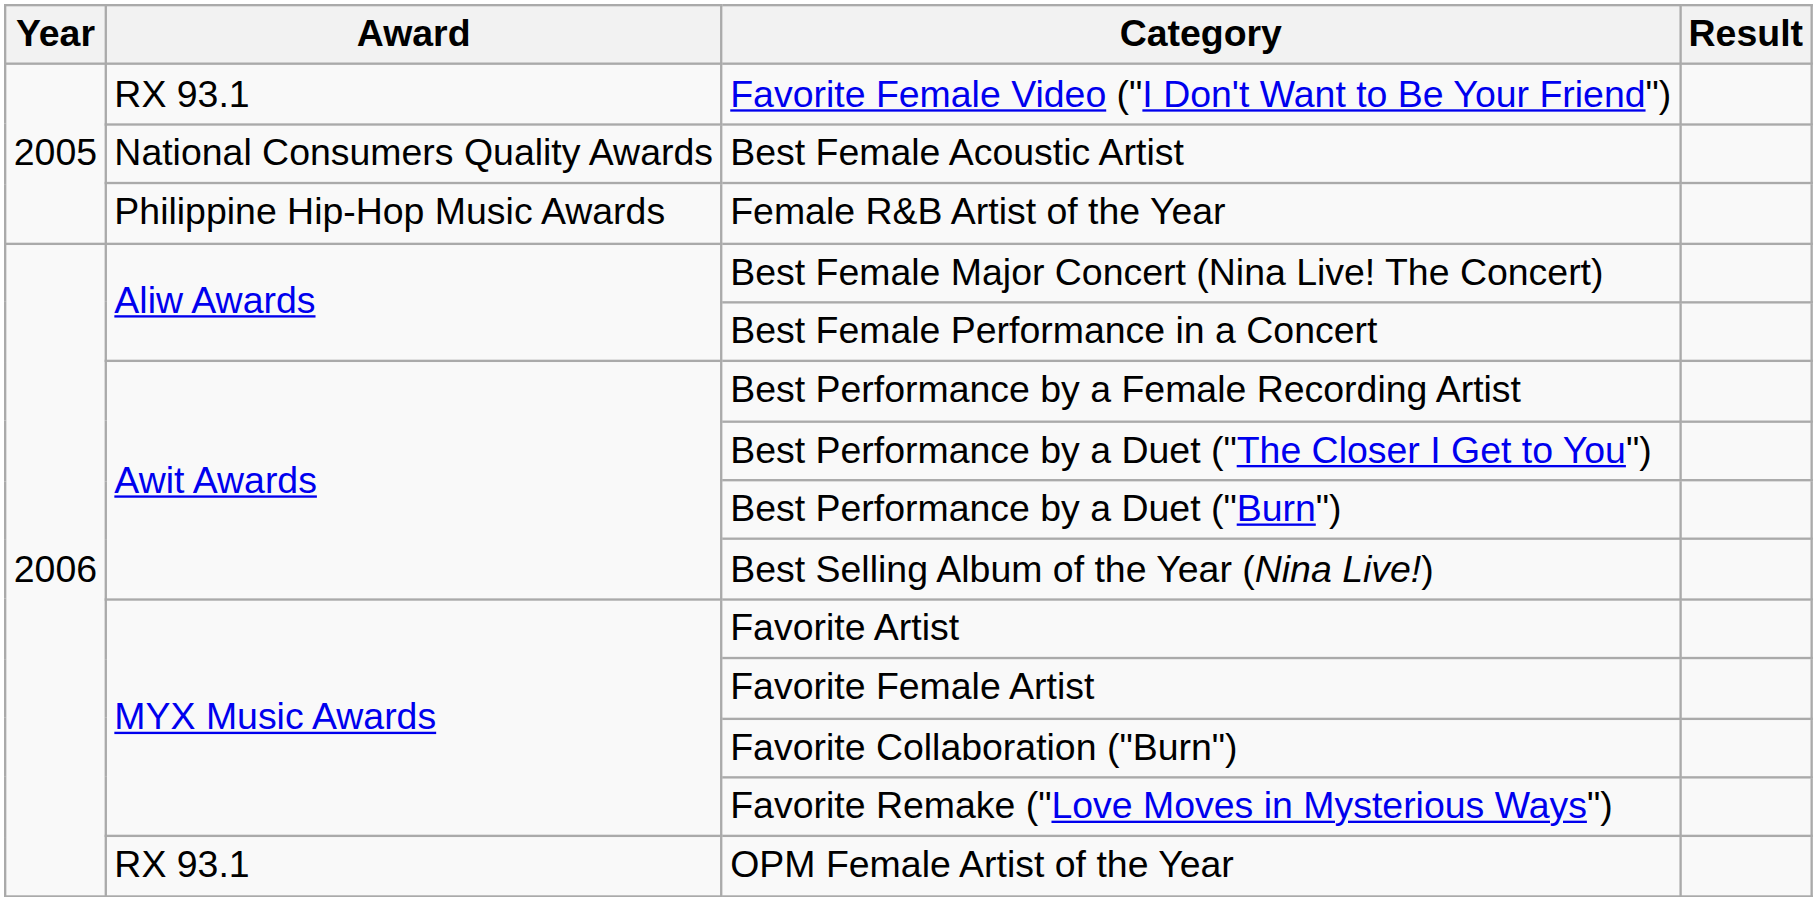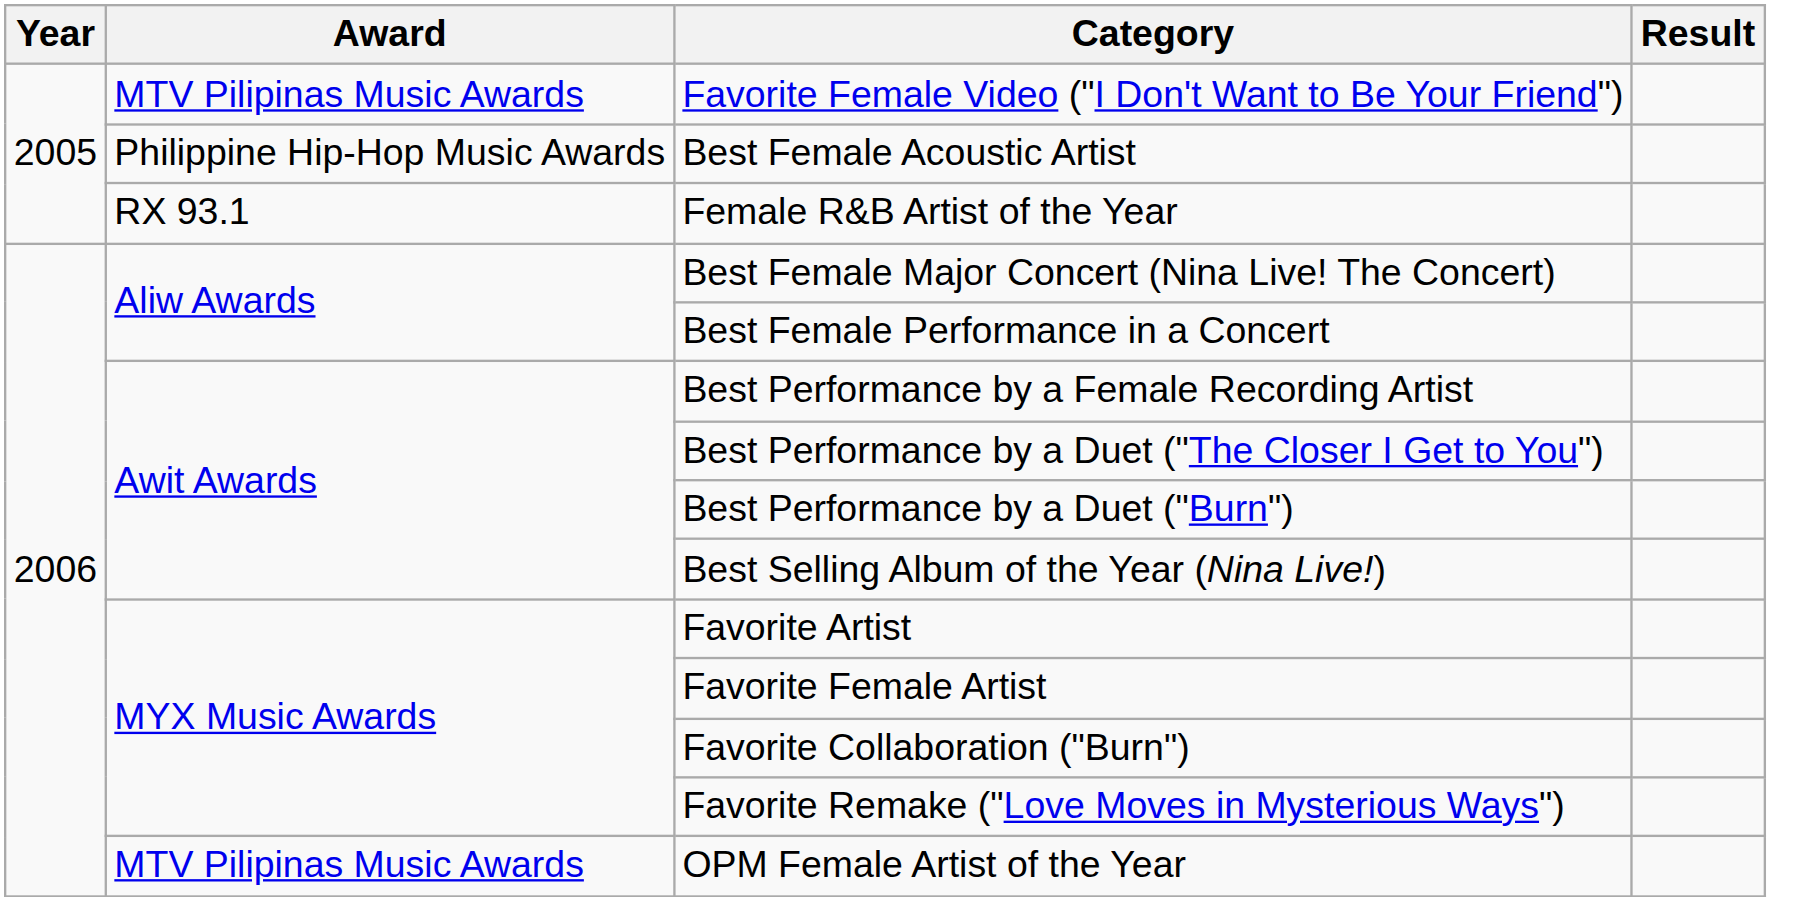(182, 93) RX 93.1 -> (349, 93) MTV Pilipinas Music Awards
(414, 152) National Consumers Quality Awards -> (390, 152) Philippine Hip-Hop Music Awards
(390, 212) Philippine Hip-Hop Music Awards -> (182, 212) RX 93.1
(182, 865) RX 93.1 -> (349, 865) MTV Pilipinas Music Awards
